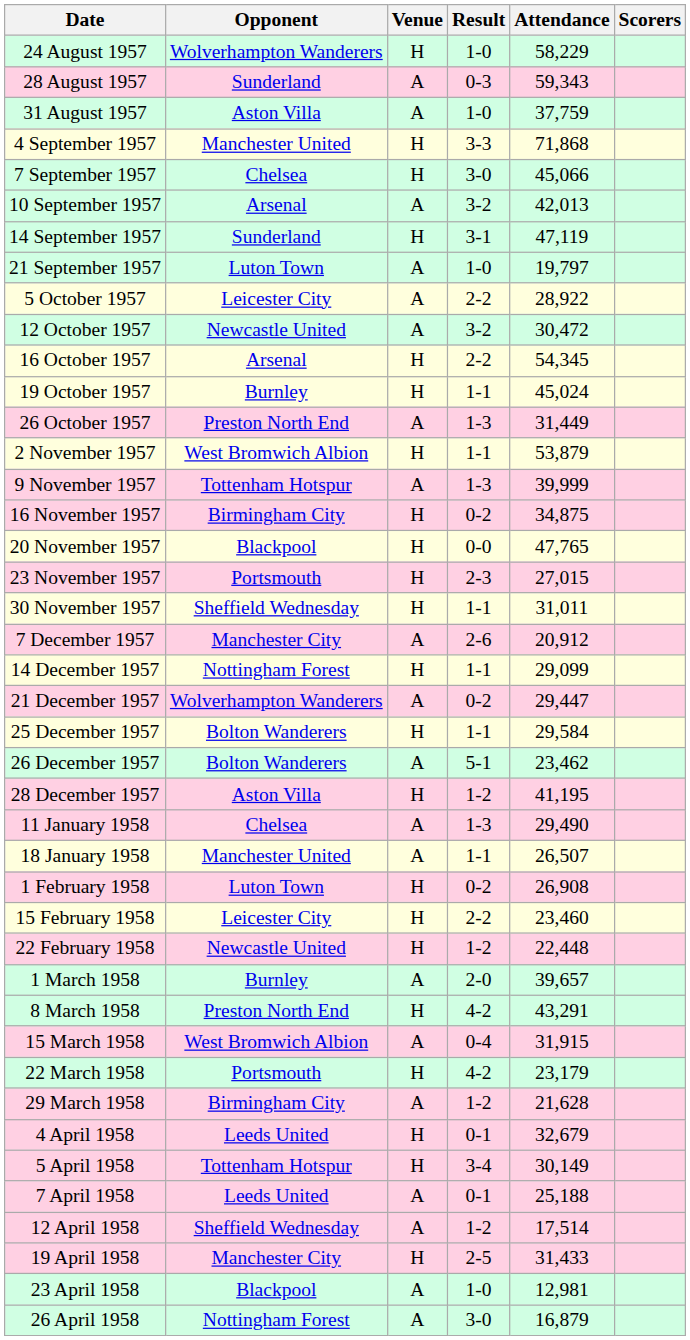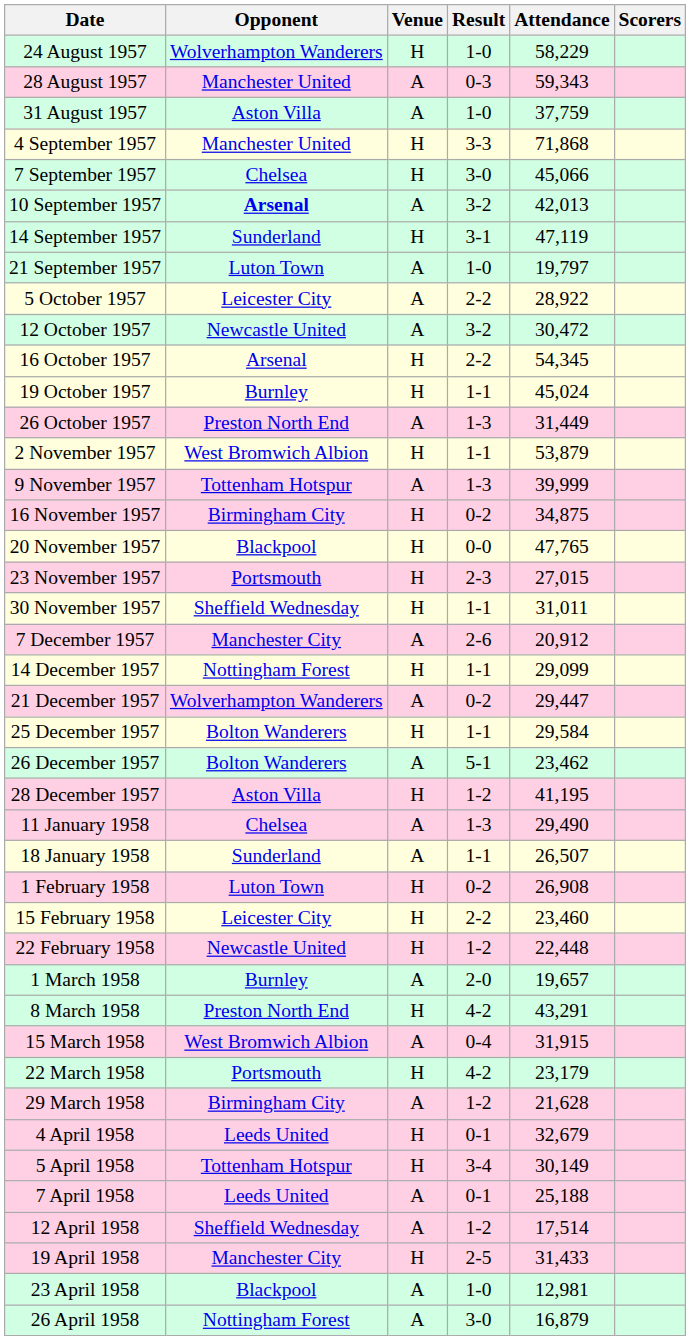(276, 81) Sunderland -> (276, 81) Manchester United
(276, 205) normal -> (276, 205) bold
(276, 855) Manchester United -> (276, 855) Sunderland
(562, 979) 39,657 -> (562, 979) 19,657
